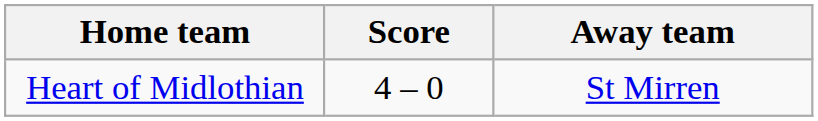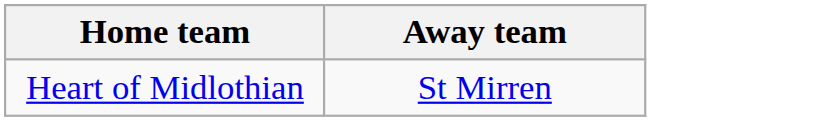- column: (409, 32)
